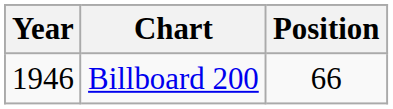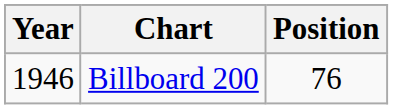(326, 77) 66 -> (326, 77) 76
